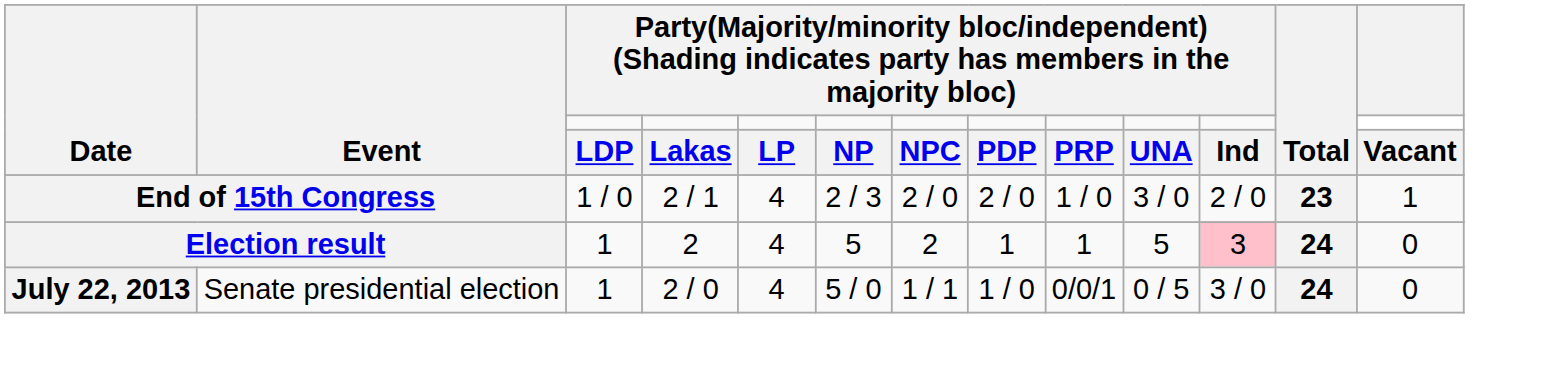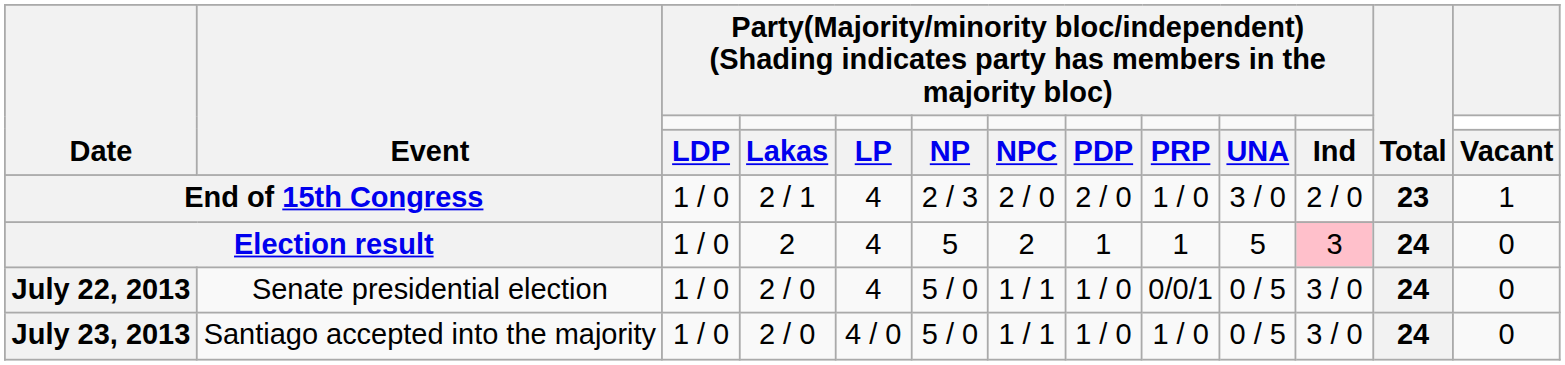(604, 243) 1 -> (701, 243) 1 / 0
(604, 289) 1 -> (701, 289) 1 / 0
+ row: (101, 335)
